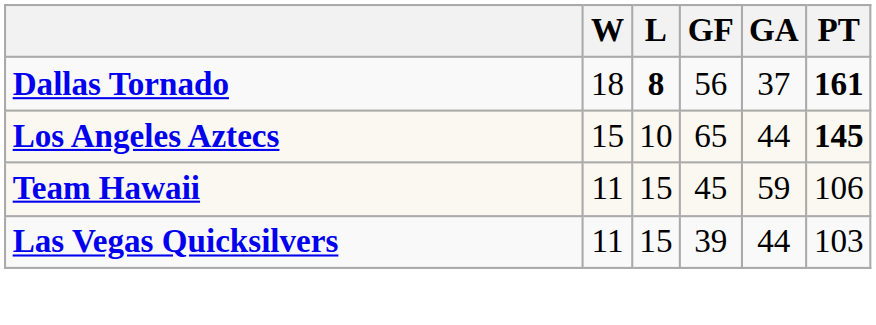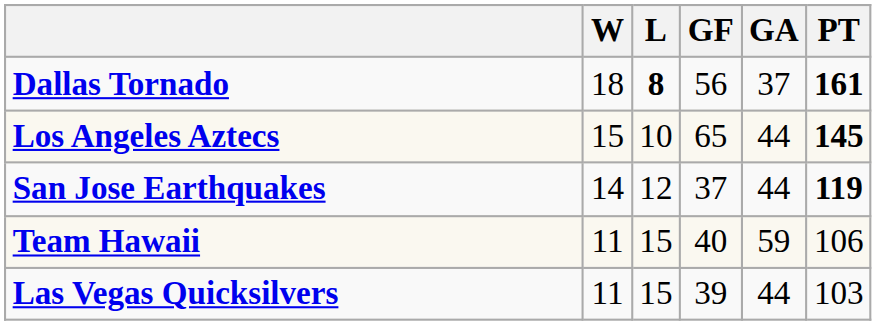+ row: (169, 188)
(711, 188) 45 -> (711, 240) 40
